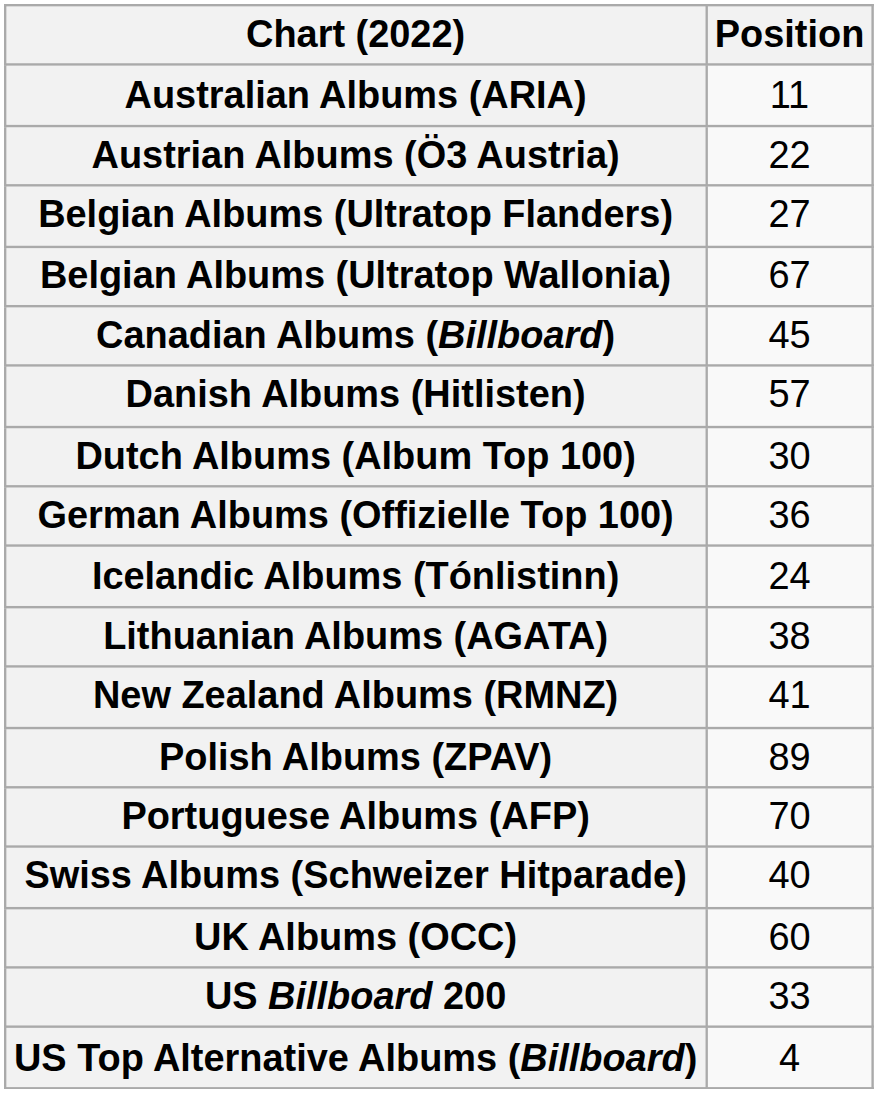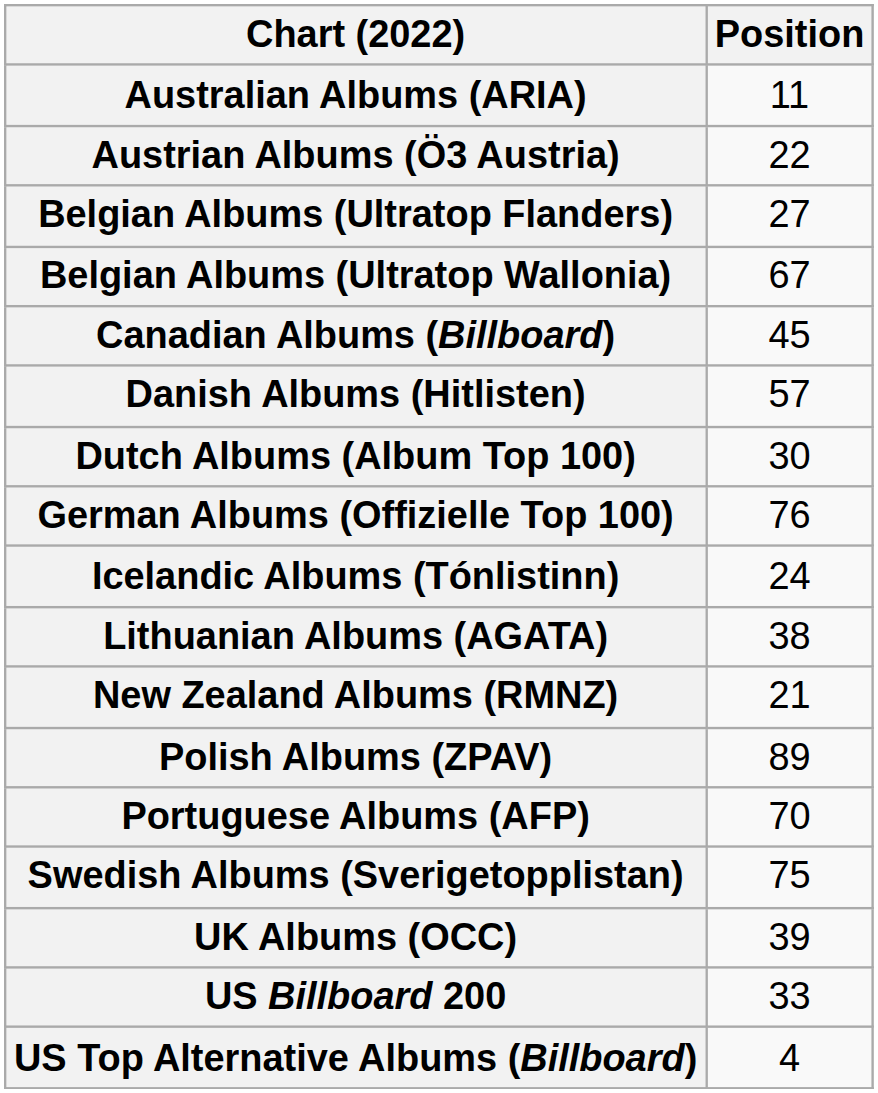(790, 515) 36 -> (790, 515) 76
(790, 696) 41 -> (790, 696) 21
+ row: (356, 876)
- row: (356, 876)
(790, 936) 60 -> (790, 936) 39
